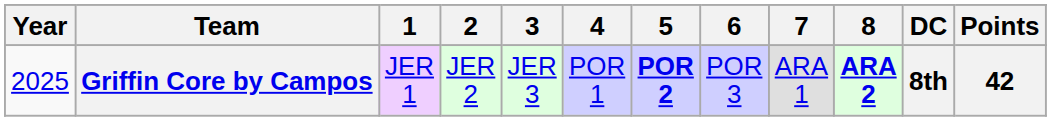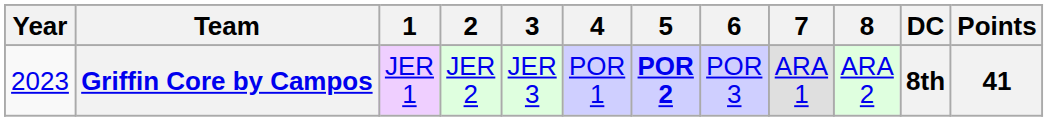(40, 80) 2025 -> (40, 80) 2023
(869, 80) bold -> (867, 80) normal
(1000, 80) 42 -> (997, 80) 41
